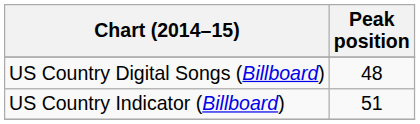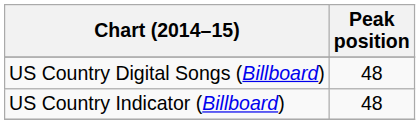(372, 103) 51 -> (372, 103) 48
